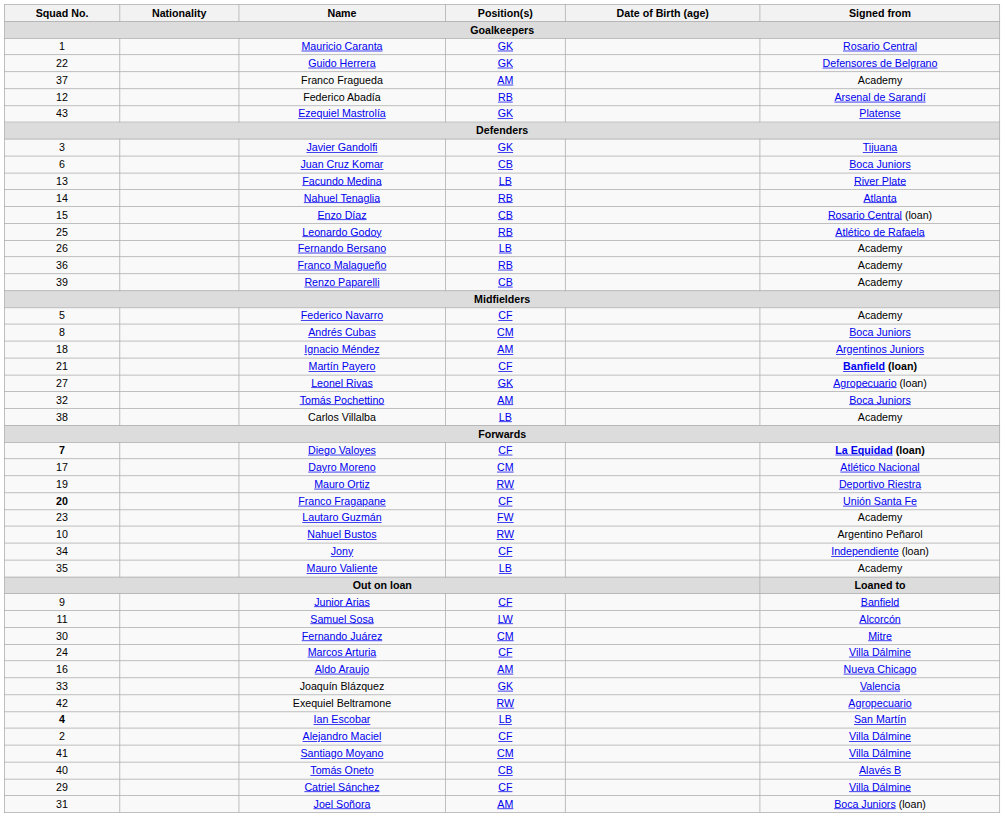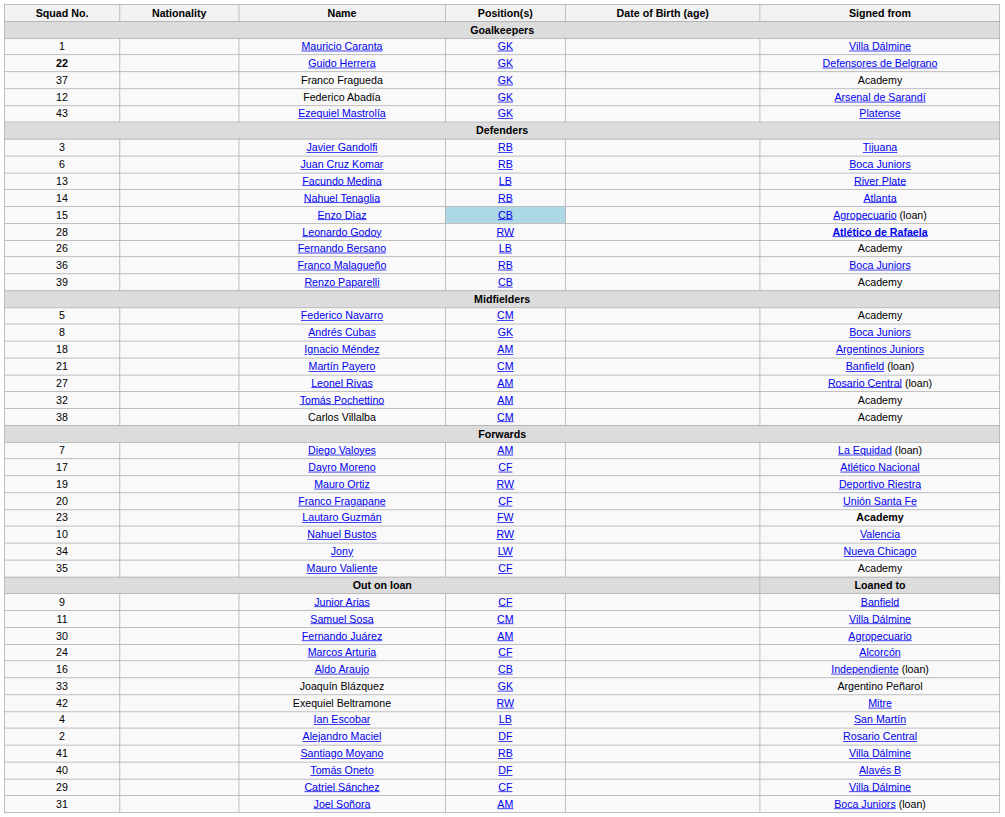(880, 47) Rosario Central -> (880, 47) Villa Dálmine
(62, 64) normal -> (62, 64) bold
(505, 81) AM -> (505, 81) GK
(505, 97) RB -> (505, 97) GK
(505, 148) GK -> (505, 148) RB
(505, 165) CB -> (505, 165) RB
(505, 215) no background -> (505, 215) lightblue background
(880, 215) Rosario Central (loan) -> (880, 215) Agropecuario (loan)
(62, 232) 25 -> (62, 232) 28
(505, 232) RB -> (505, 232) RW
(880, 232) normal -> (880, 232) bold
(880, 266) Academy -> (880, 266) Boca Juniors
(505, 316) CF -> (505, 316) CM
(505, 333) CM -> (505, 333) GK
(505, 367) CF -> (505, 367) CM
(880, 367) bold -> (880, 367) normal
(505, 384) GK -> (505, 384) AM
(880, 384) Agropecuario (loan) -> (880, 384) Rosario Central (loan)
(880, 400) Boca Juniors -> (880, 400) Academy
(505, 417) LB -> (505, 417) CM
(62, 451) bold -> (62, 451) normal
(505, 451) CF -> (505, 451) AM
(880, 451) bold -> (880, 451) normal
(505, 468) CM -> (505, 468) CF
(62, 501) bold -> (62, 501) normal
(880, 518) normal -> (880, 518) bold
(880, 535) Argentino Peñarol -> (880, 535) Valencia
(505, 552) CF -> (505, 552) LW
(880, 552) Independiente (loan) -> (880, 552) Nueva Chicago
(505, 569) LB -> (505, 569) CF
(505, 619) LW -> (505, 619) CM
(880, 619) Alcorcón -> (880, 619) Villa Dálmine
(505, 636) CM -> (505, 636) AM
(880, 636) Mitre -> (880, 636) Agropecuario
(880, 653) Villa Dálmine -> (880, 653) Alcorcón
(505, 670) AM -> (505, 670) CB
(880, 670) Nueva Chicago -> (880, 670) Independiente (loan)
(880, 687) Valencia -> (880, 687) Argentino Peñarol
(880, 703) Agropecuario -> (880, 703) Mitre
(62, 720) bold -> (62, 720) normal
(505, 737) CF -> (505, 737) DF
(880, 737) Villa Dálmine -> (880, 737) Rosario Central
(505, 754) CM -> (505, 754) RB
(505, 771) CB -> (505, 771) DF
